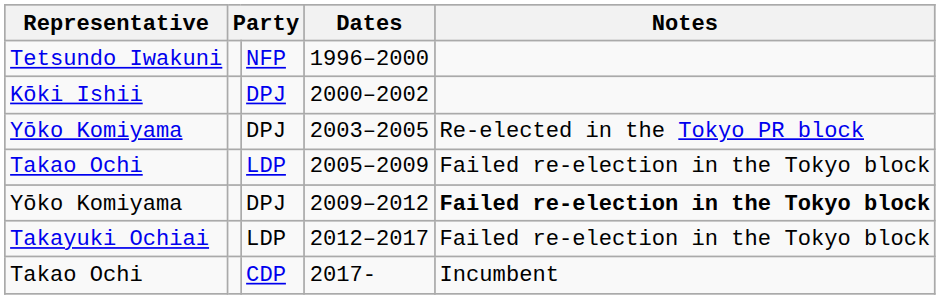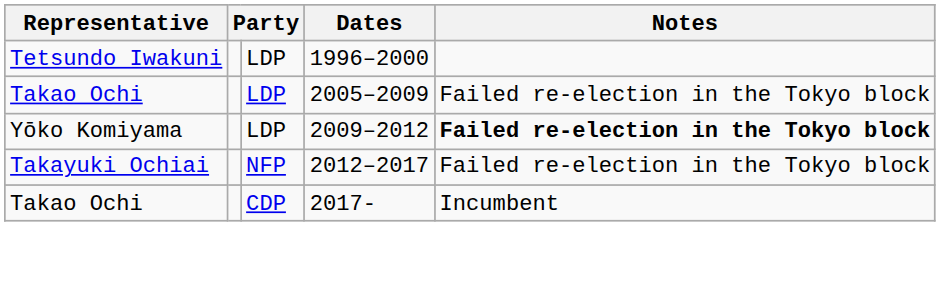(266, 59) NFP -> (266, 59) LDP
- row: (369, 95)
- row: (369, 131)
(266, 203) DPJ -> (266, 131) LDP
(266, 239) LDP -> (266, 167) NFP
